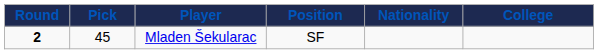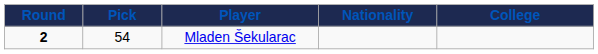- column: (315, 15)
(103, 37) 45 -> (122, 37) 54
